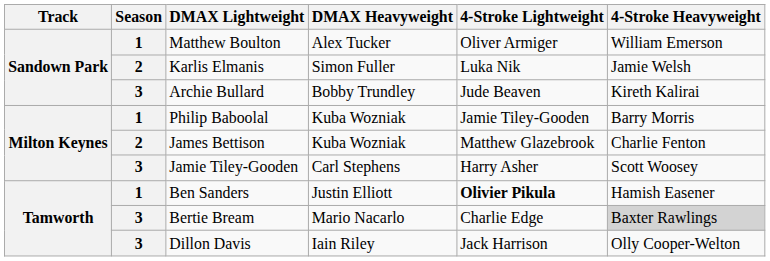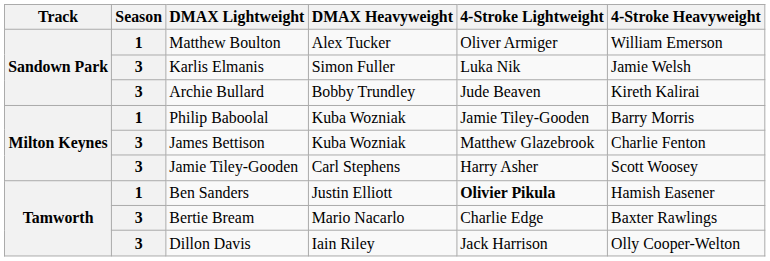(139, 67) 2 -> (139, 67) 3
(139, 142) 2 -> (139, 142) 3
(664, 218) lightgrey background -> (664, 218) no background
